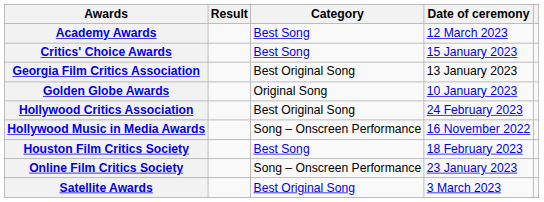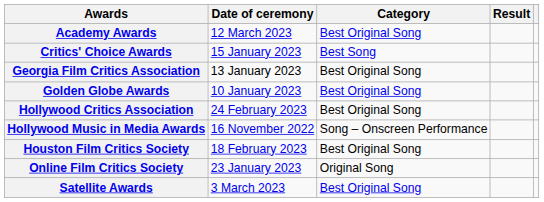columns swapped: (478, 14) <-> (229, 14)
(282, 33) Best Song -> (370, 33) Best Original Song
(290, 91) Original Song -> (370, 91) Best Original Song
(282, 149) Best Song -> (370, 149) Best Original Song
(337, 168) Song – Onscreen Performance -> (357, 168) Original Song
